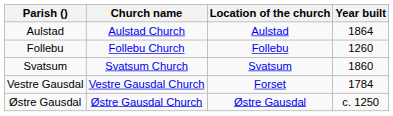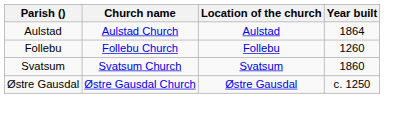- row: (45, 84)
